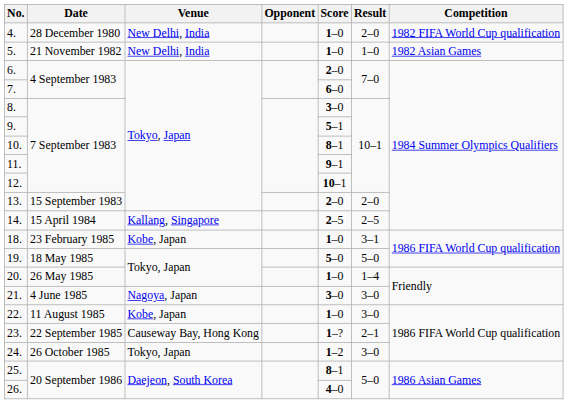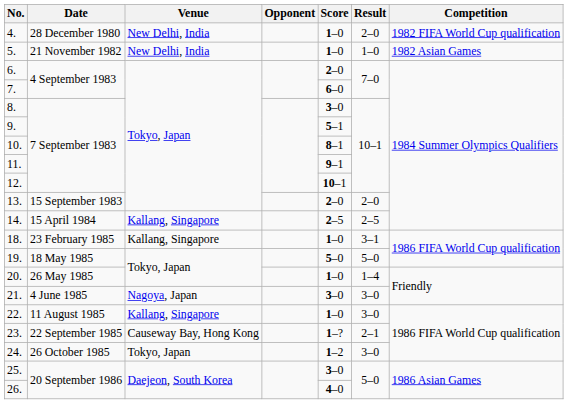(157, 239) Kobe, Japan -> (173, 239) Kallang, Singapore
(157, 314) Kobe, Japan -> (173, 314) Kallang, Singapore
(335, 370) 8–1 -> (335, 370) 3–0
